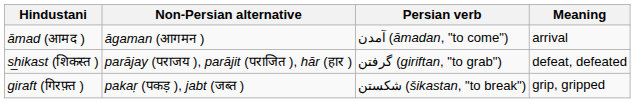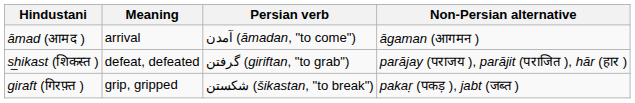columns swapped: (580, 14) <-> (228, 14)
